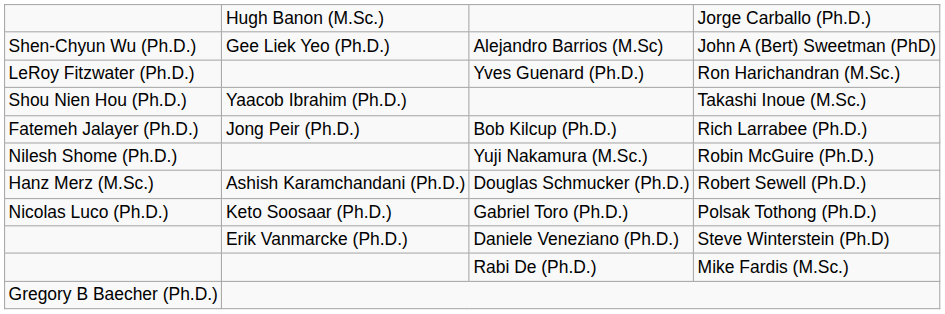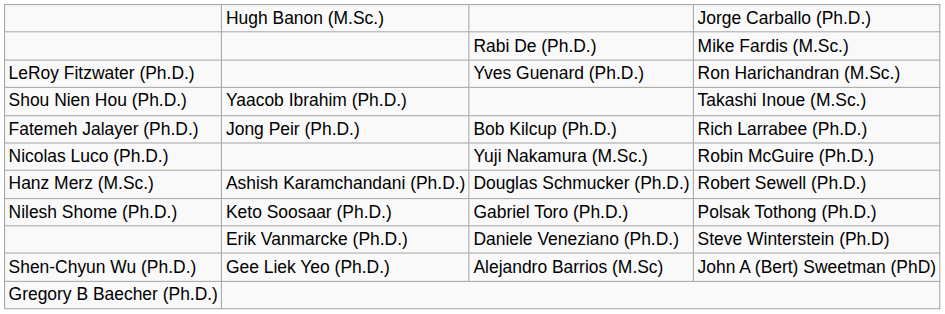rows swapped: (773, 267) <-> (817, 45)
(93, 156) Nilesh Shome (Ph.D.) -> (89, 156) Nicolas Luco (Ph.D.)
(89, 211) Nicolas Luco (Ph.D.) -> (93, 211) Nilesh Shome (Ph.D.)
